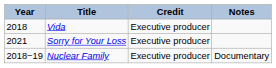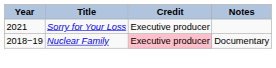- row: (56, 27)
(170, 56) no background -> (170, 41) pink background
